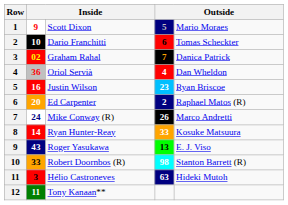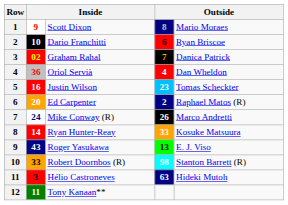(164, 27) 5 -> (164, 27) 8
(207, 42) Tomas Scheckter -> (201, 42) Ryan Briscoe
(201, 87) Ryan Briscoe -> (207, 87) Tomas Scheckter
